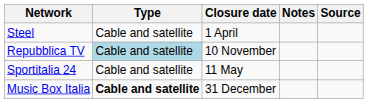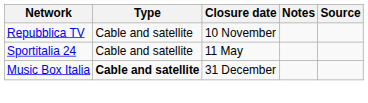- row: (21, 32)
(144, 51) lightblue background -> (144, 32) no background
